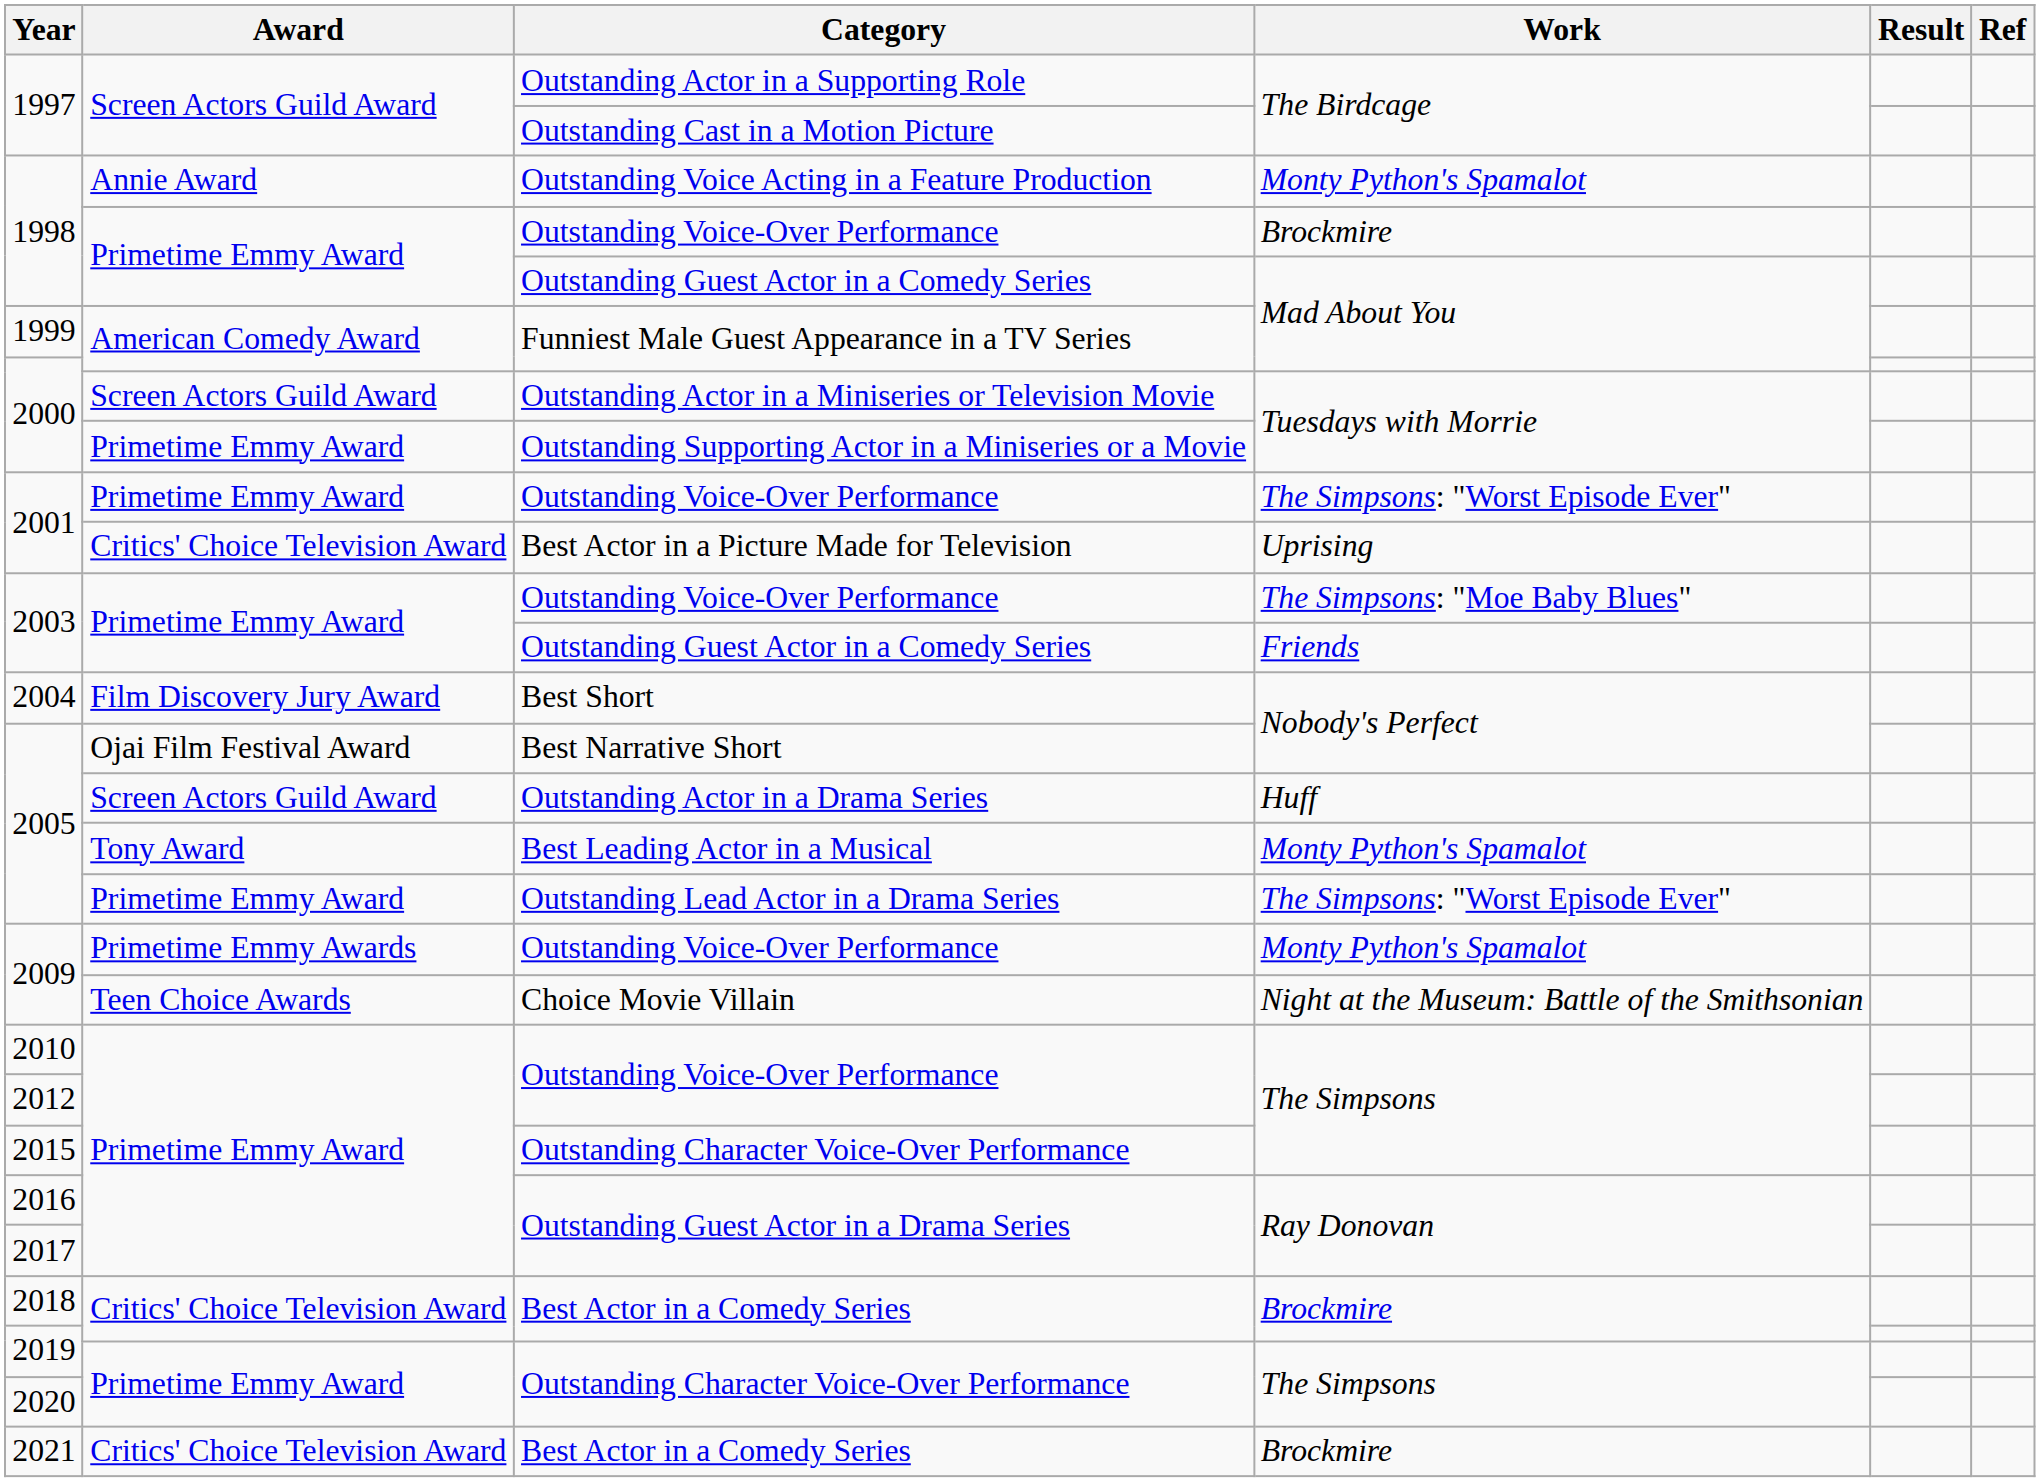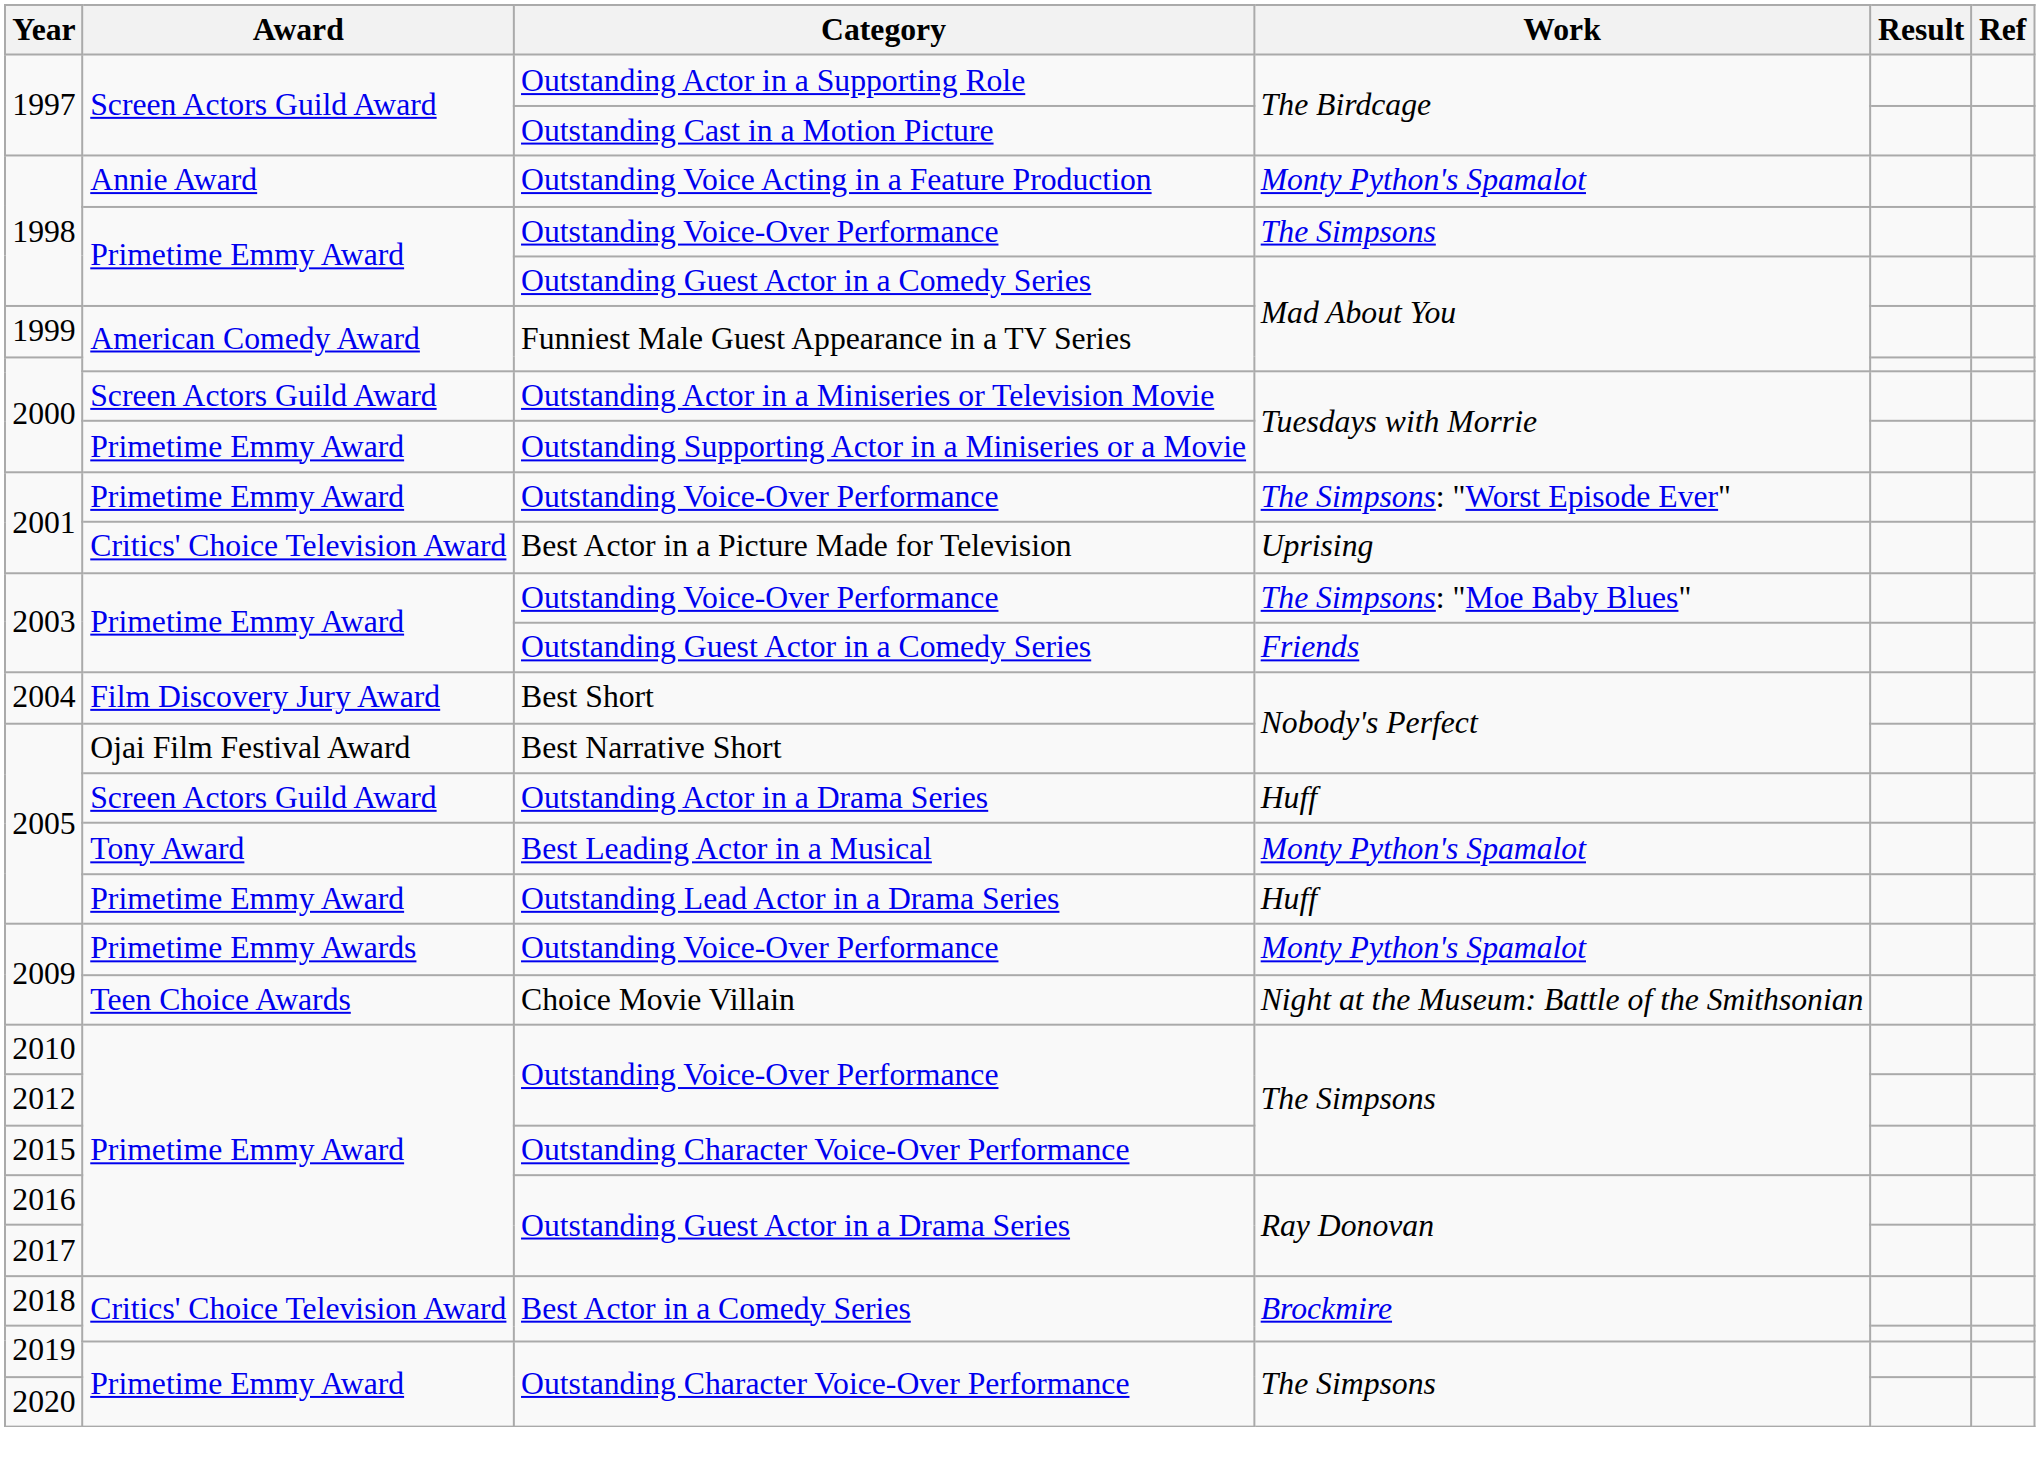(1326, 230) Brockmire -> (1348, 230) The Simpsons
(1496, 898) The Simpsons: "Worst Episode Ever" -> (1289, 898) Huff
- row: (44, 1451)
